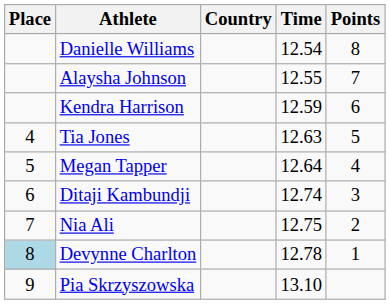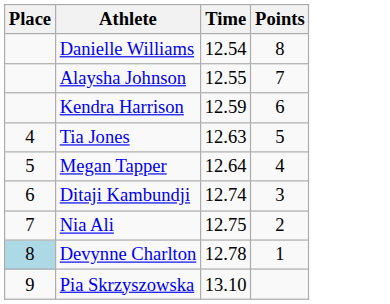- column: (238, 19)
